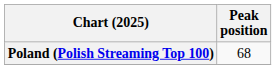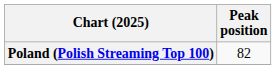(244, 53) 68 -> (244, 53) 82
